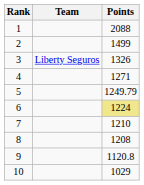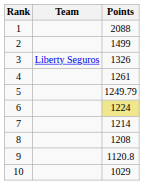(121, 76) 1271 -> (121, 76) 1261
(121, 124) 1210 -> (121, 124) 1214
